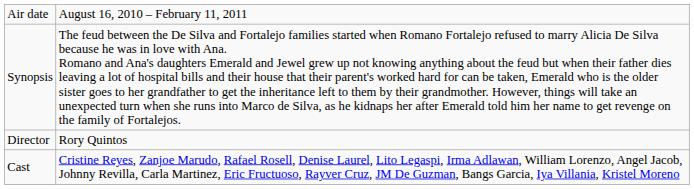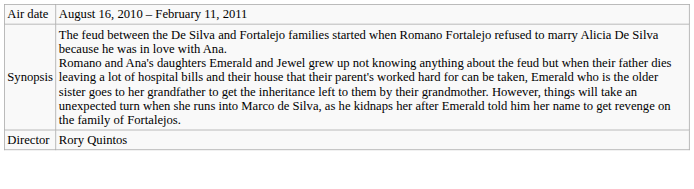- row: (19, 167)
